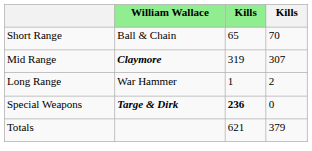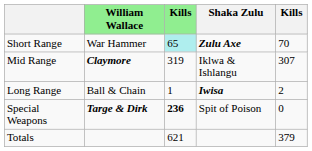+ column: (236, 13)
(147, 36) Ball & Chain -> (116, 43) War Hammer
(233, 36) no background -> (173, 43) paleturquoise background
(147, 81) War Hammer -> (116, 90) Ball & Chain
